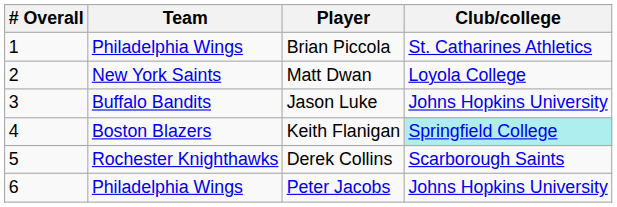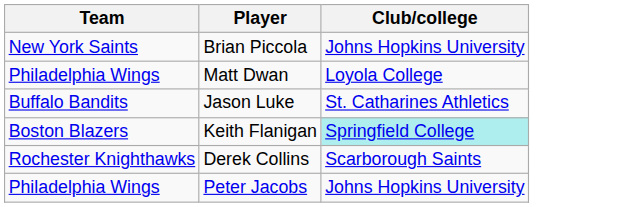- column: (46, 18)
(167, 46) Philadelphia Wings -> (73, 46) New York Saints
(500, 46) St. Catharines Athletics -> (425, 46) Johns Hopkins University
(157, 74) New York Saints -> (84, 74) Philadelphia Wings
(508, 103) Johns Hopkins University -> (417, 103) St. Catharines Athletics
